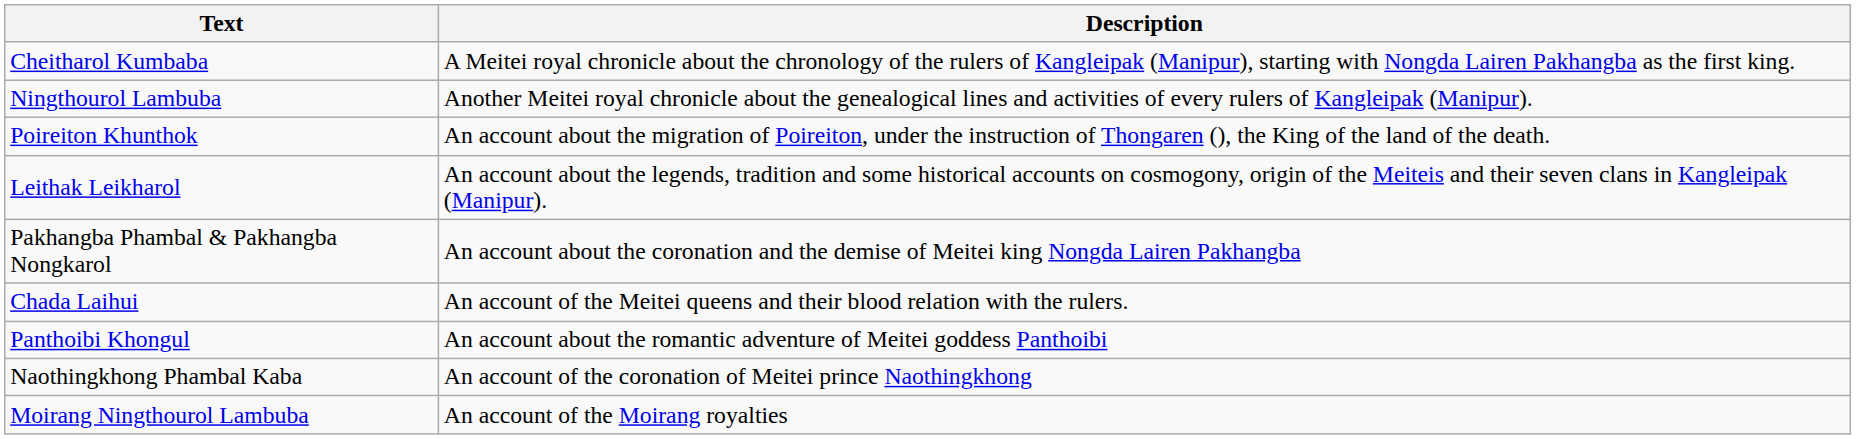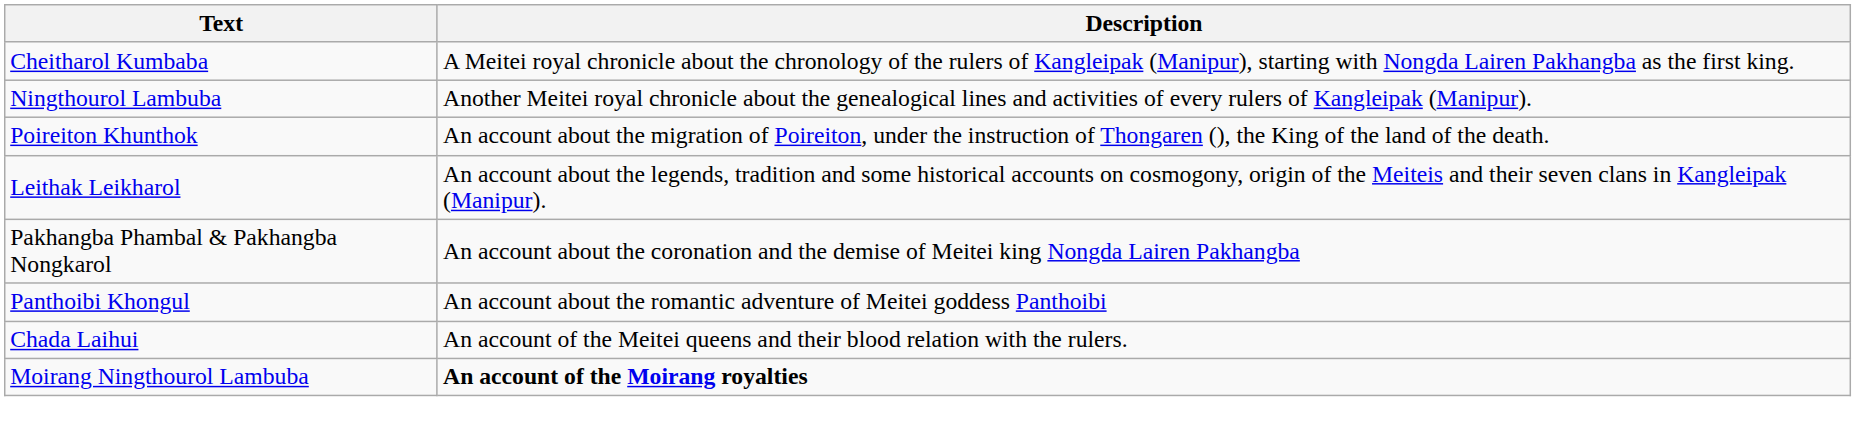rows swapped: (100, 339) <-> (74, 301)
- row: (156, 376)
(616, 414) normal -> (625, 376) bold
